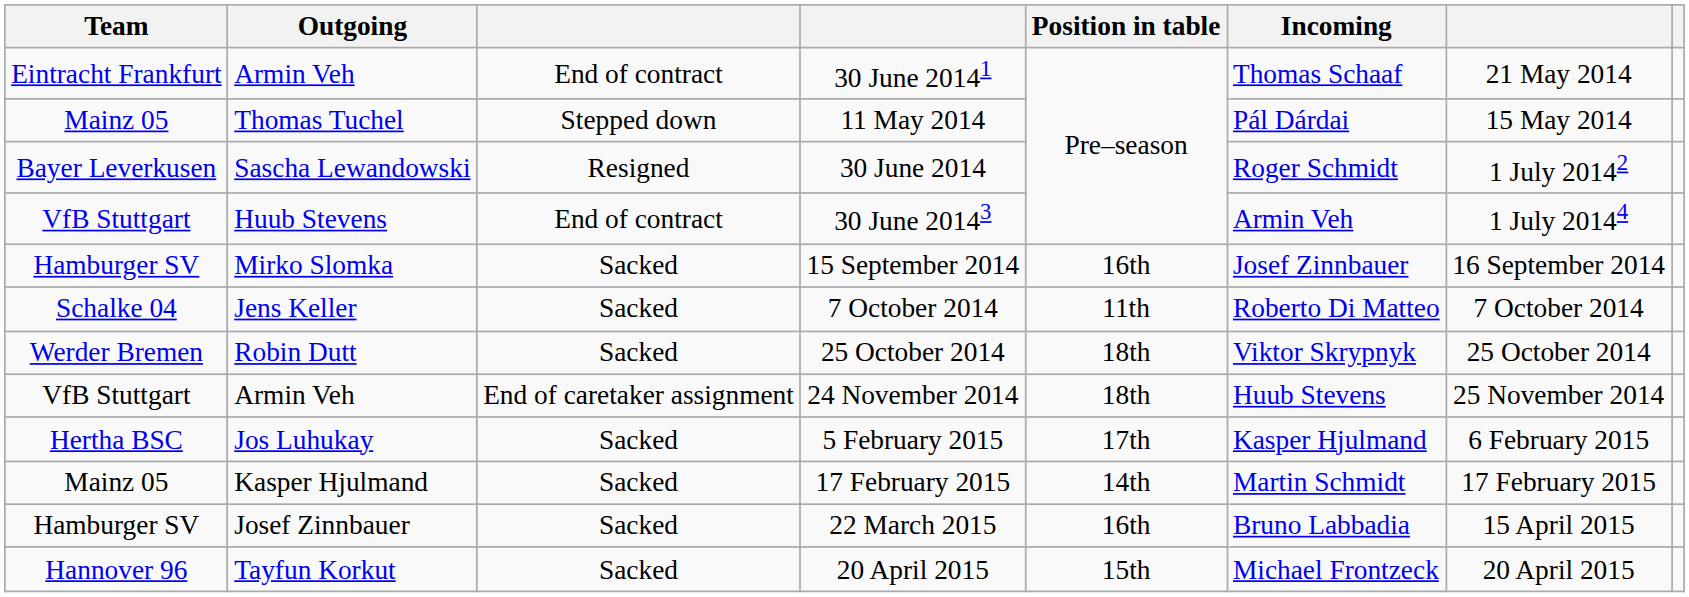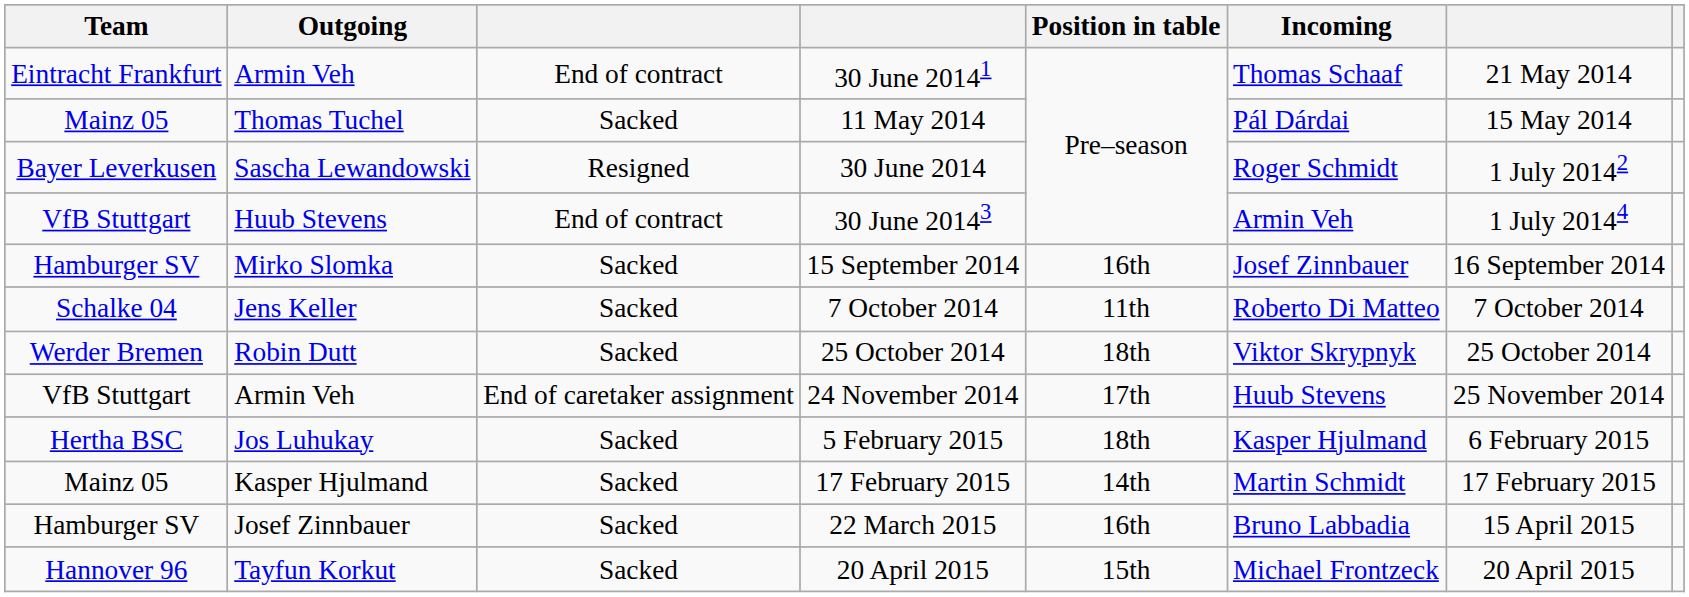(639, 120) Stepped down -> (639, 120) Sacked
(1126, 395) 18th -> (1126, 395) 17th
(1126, 438) 17th -> (1126, 438) 18th
